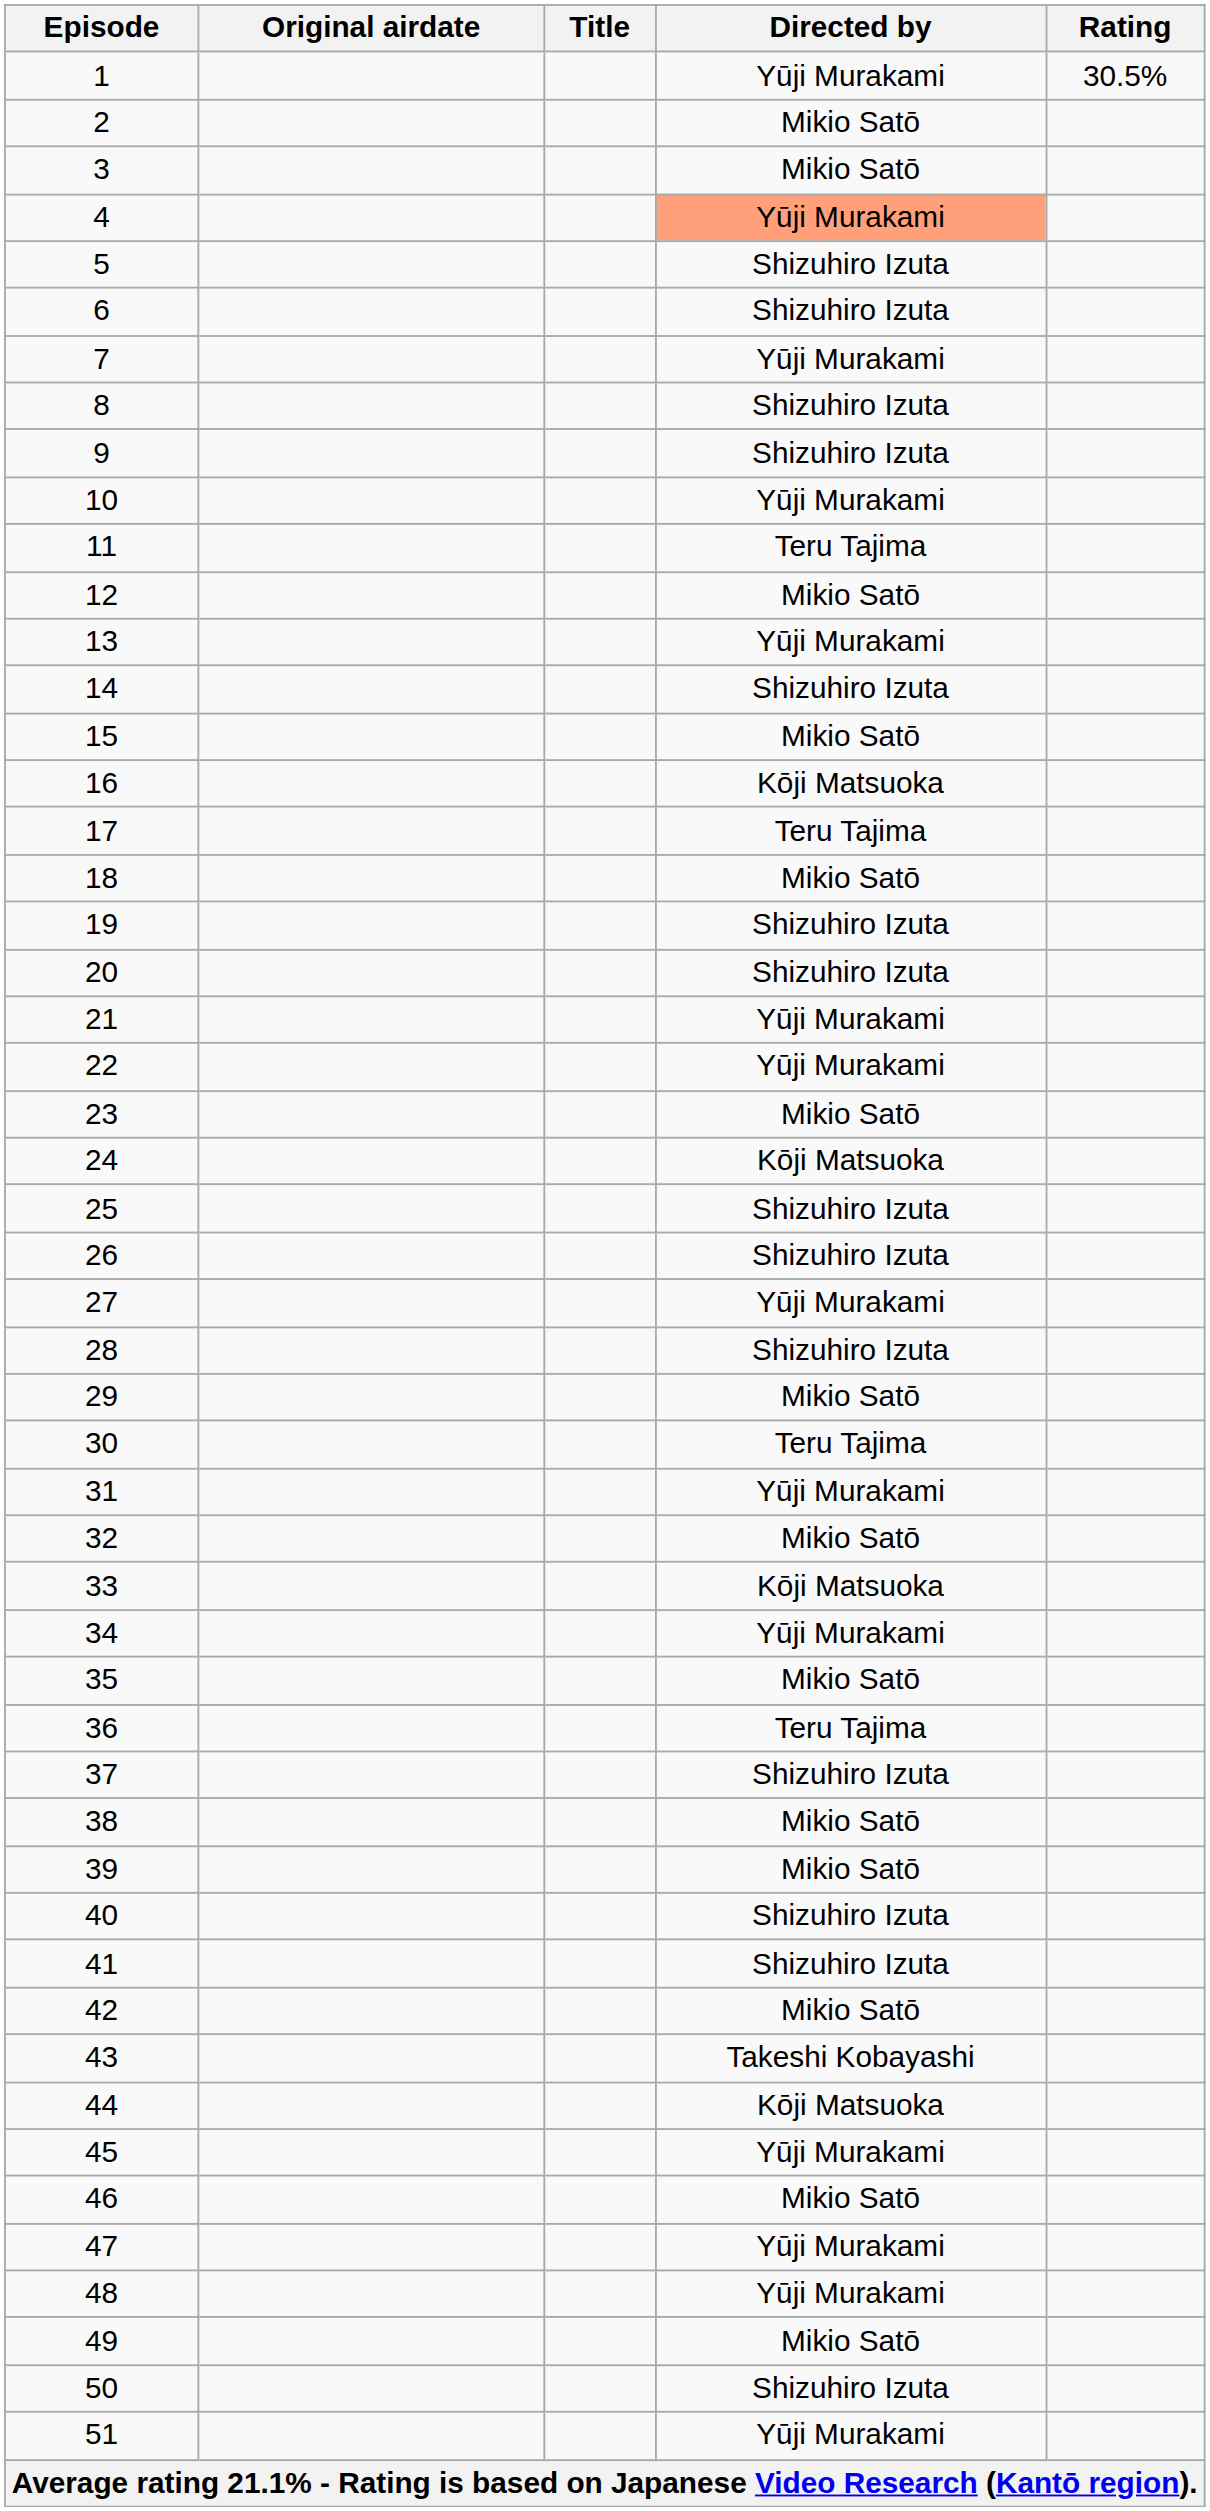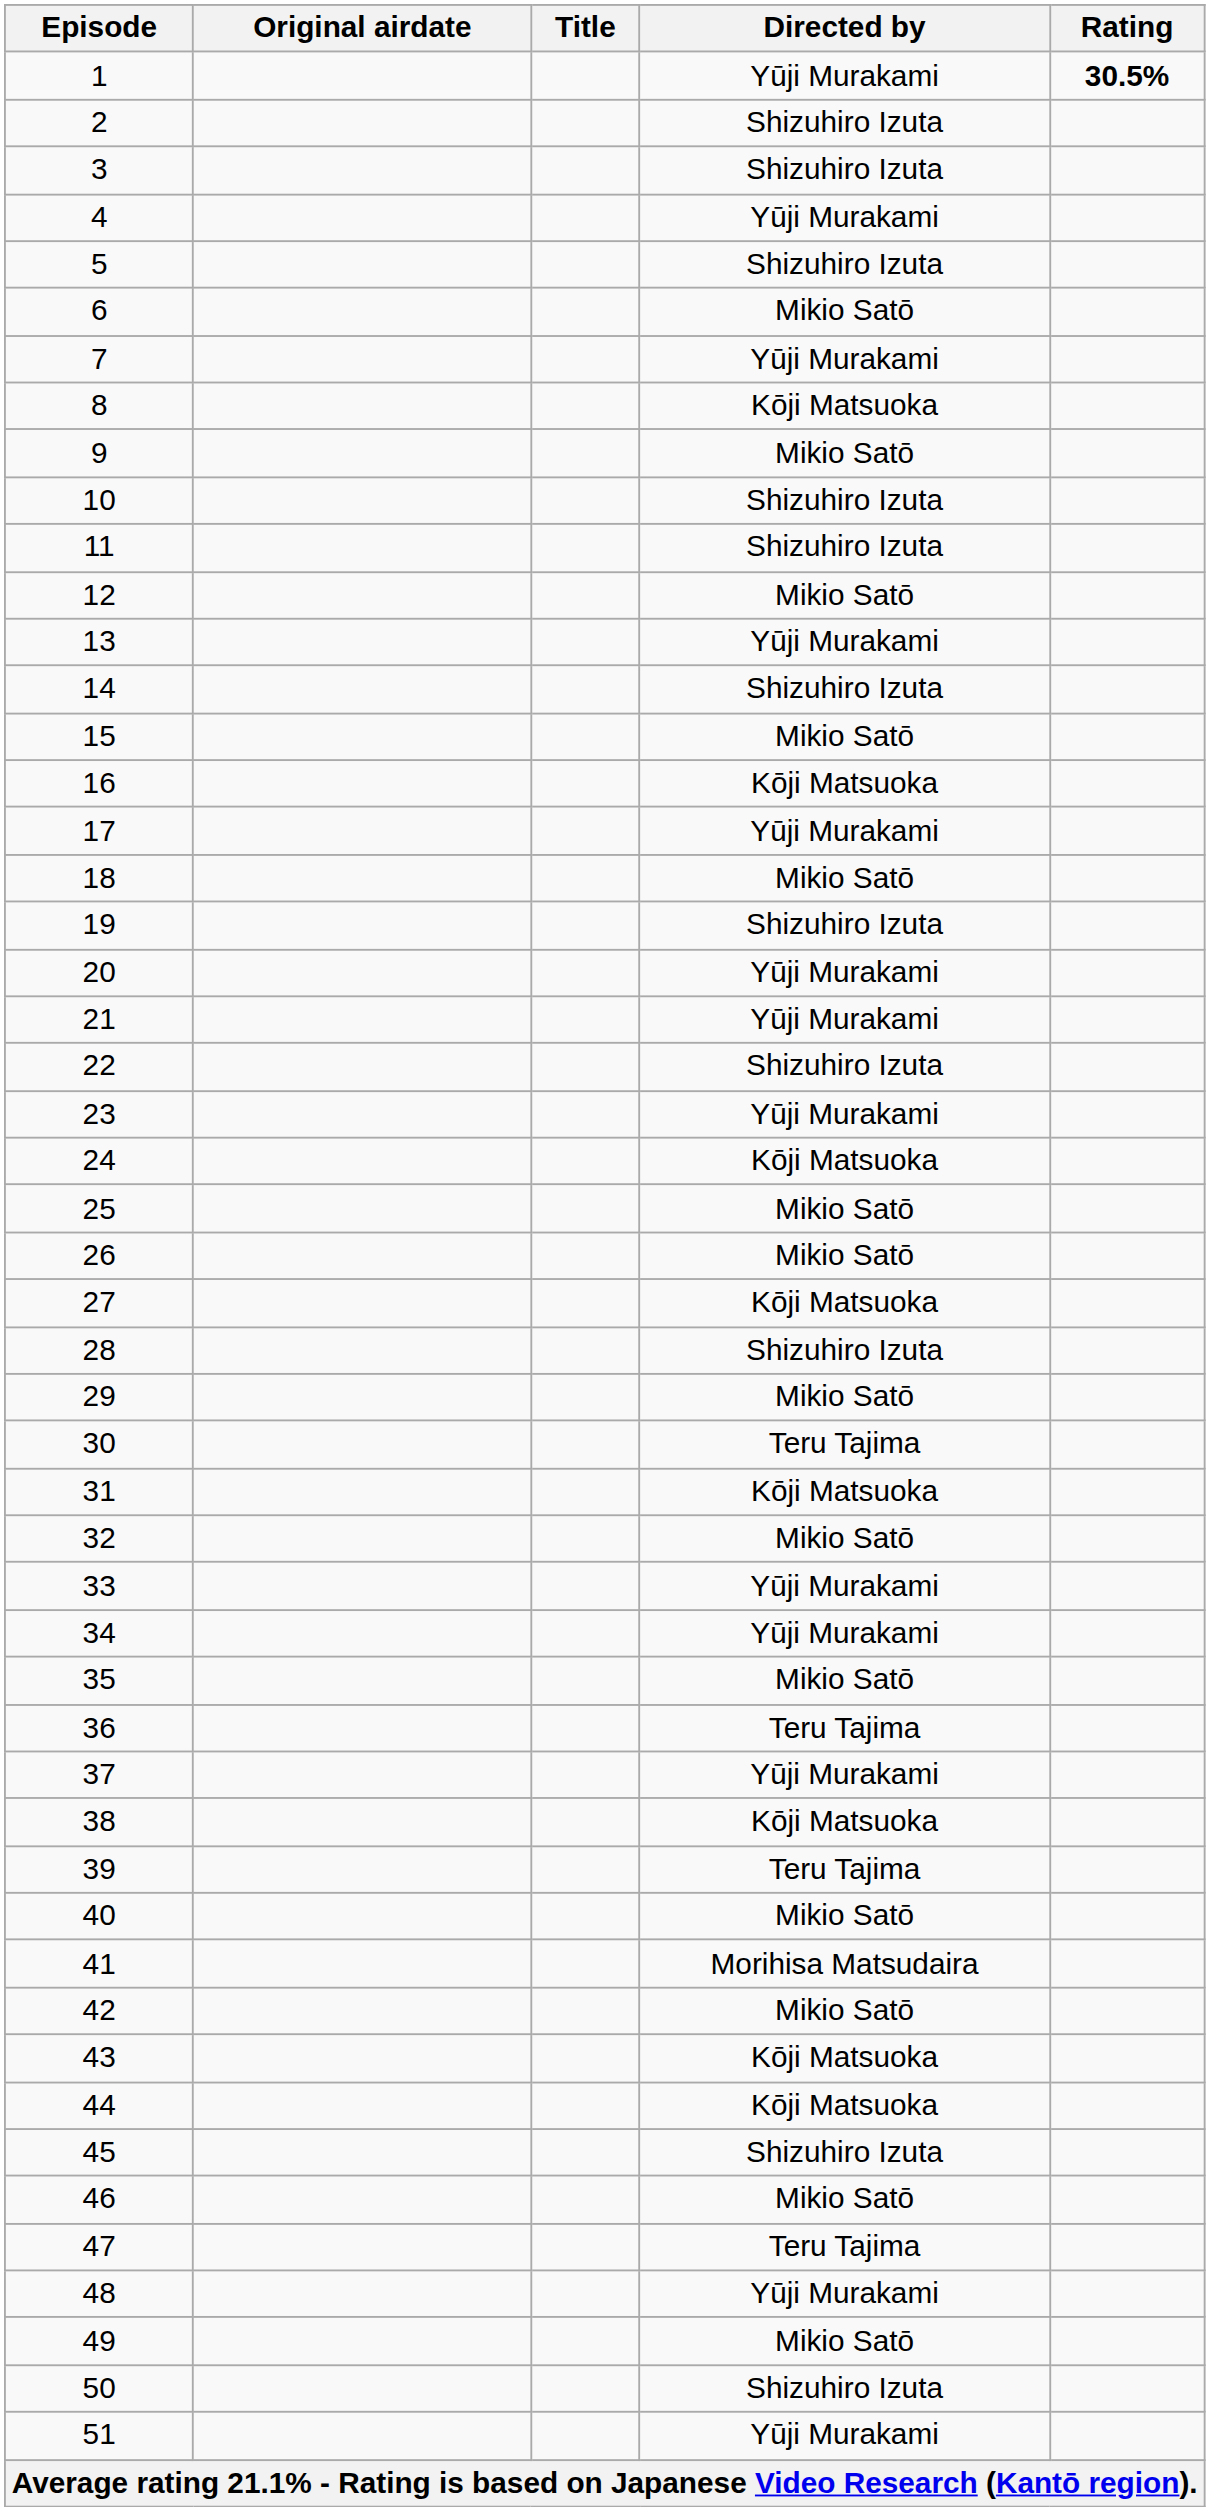(1125, 75) normal -> (1127, 75) bold
(850, 122) Mikio Satō -> (845, 122) Shizuhiro Izuta
(850, 169) Mikio Satō -> (845, 169) Shizuhiro Izuta
(850, 216) lightsalmon background -> (845, 216) no background
(850, 311) Shizuhiro Izuta -> (845, 311) Mikio Satō
(850, 405) Shizuhiro Izuta -> (845, 405) Kōji Matsuoka
(850, 452) Shizuhiro Izuta -> (845, 452) Mikio Satō
(850, 500) Yūji Murakami -> (845, 500) Shizuhiro Izuta
(850, 547) Teru Tajima -> (845, 547) Shizuhiro Izuta
(850, 830) Teru Tajima -> (845, 830) Yūji Murakami
(850, 972) Shizuhiro Izuta -> (845, 972) Yūji Murakami
(850, 1066) Yūji Murakami -> (845, 1066) Shizuhiro Izuta
(850, 1113) Mikio Satō -> (845, 1113) Yūji Murakami
(850, 1208) Shizuhiro Izuta -> (845, 1208) Mikio Satō
(850, 1255) Shizuhiro Izuta -> (845, 1255) Mikio Satō
(850, 1302) Yūji Murakami -> (845, 1302) Kōji Matsuoka
(850, 1491) Yūji Murakami -> (845, 1491) Kōji Matsuoka
(850, 1585) Kōji Matsuoka -> (845, 1585) Yūji Murakami
(850, 1774) Shizuhiro Izuta -> (845, 1774) Yūji Murakami
(850, 1821) Mikio Satō -> (845, 1821) Kōji Matsuoka
(850, 1868) Mikio Satō -> (845, 1868) Teru Tajima
(850, 1915) Shizuhiro Izuta -> (845, 1915) Mikio Satō
(850, 1963) Shizuhiro Izuta -> (845, 1963) Morihisa Matsudaira
(850, 2057) Takeshi Kobayashi -> (845, 2057) Kōji Matsuoka
(850, 2151) Yūji Murakami -> (845, 2151) Shizuhiro Izuta
(850, 2246) Yūji Murakami -> (845, 2246) Teru Tajima
